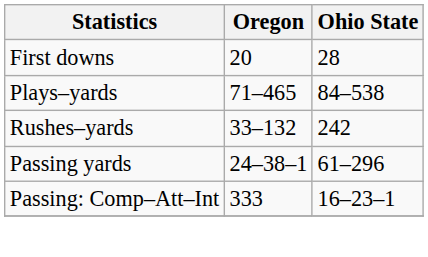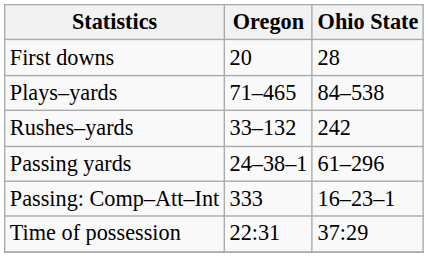+ row: (95, 233)
